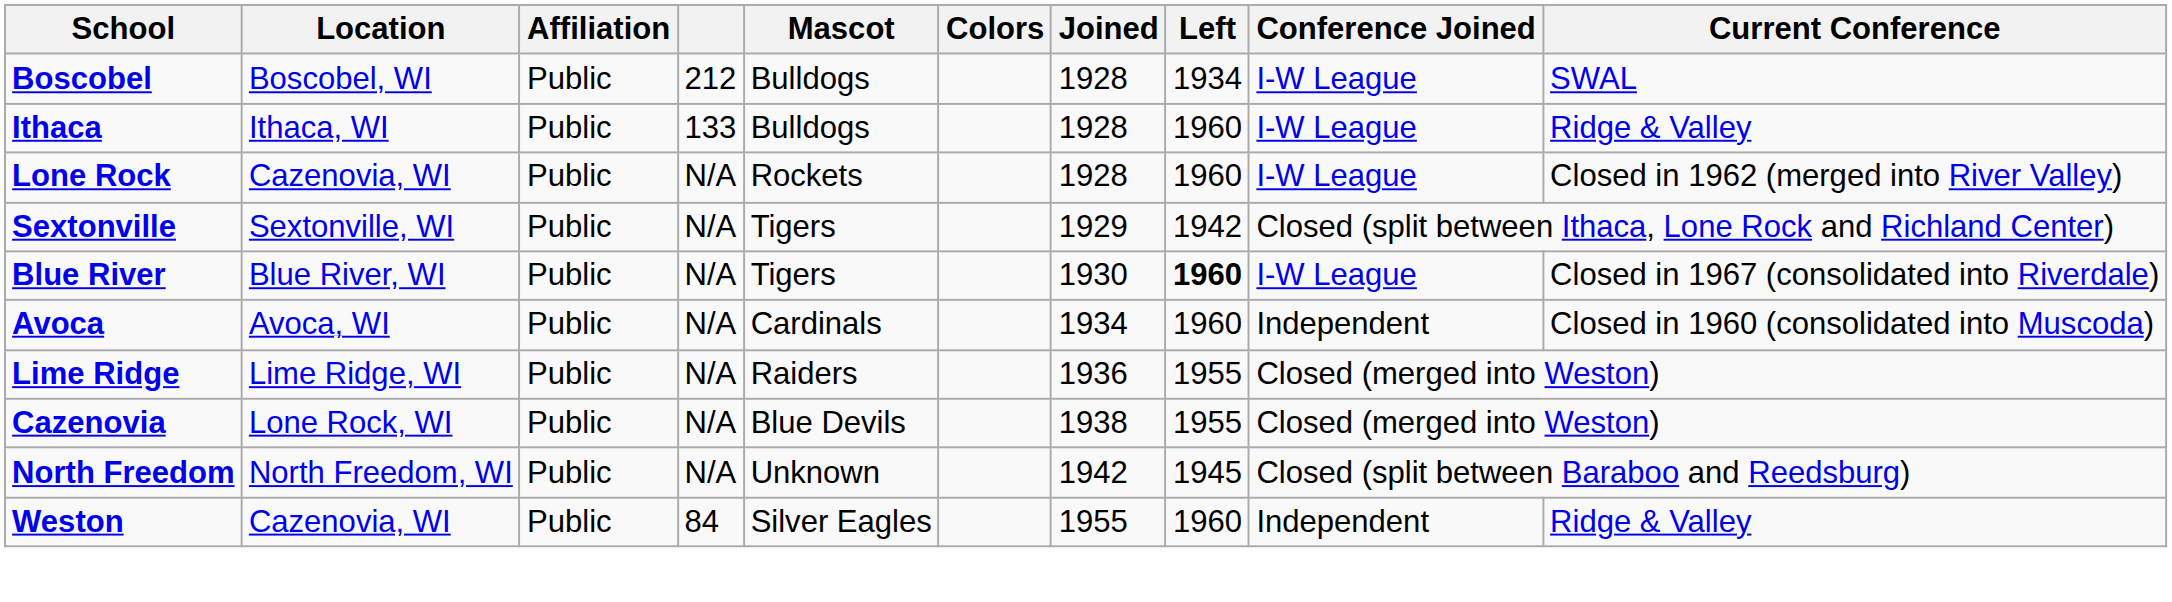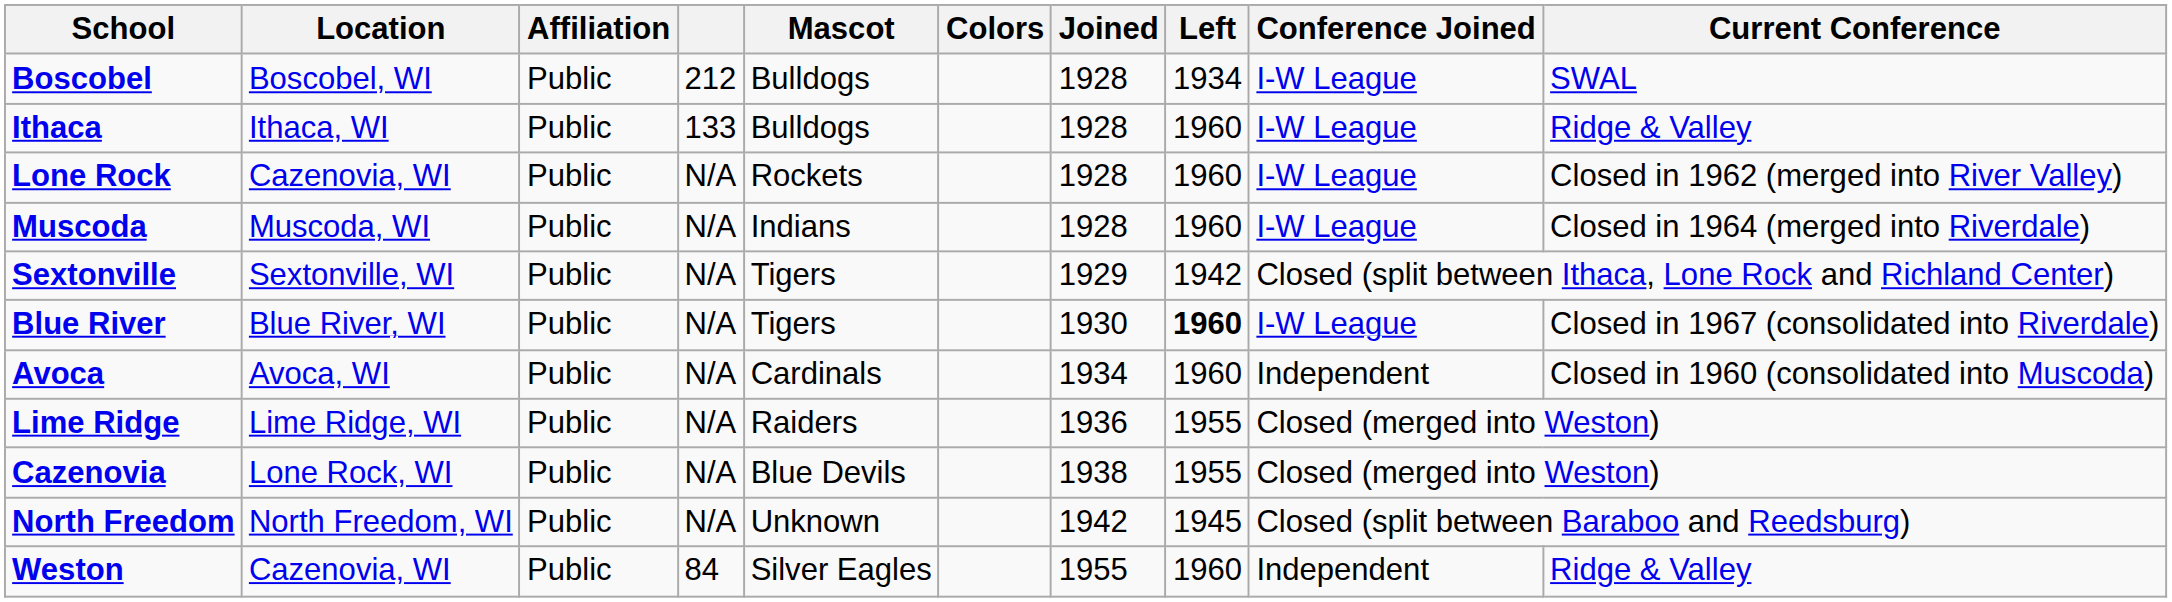+ row: (79, 226)
